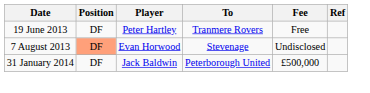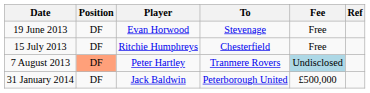(149, 29) Peter Hartley -> (158, 29) Evan Horwood
(228, 29) Tranmere Rovers -> (245, 29) Stevenage
+ row: (40, 46)
(149, 46) Evan Horwood -> (158, 63) Peter Hartley
(228, 46) Stevenage -> (245, 63) Tranmere Rovers
(300, 46) no background -> (318, 63) lightblue background
